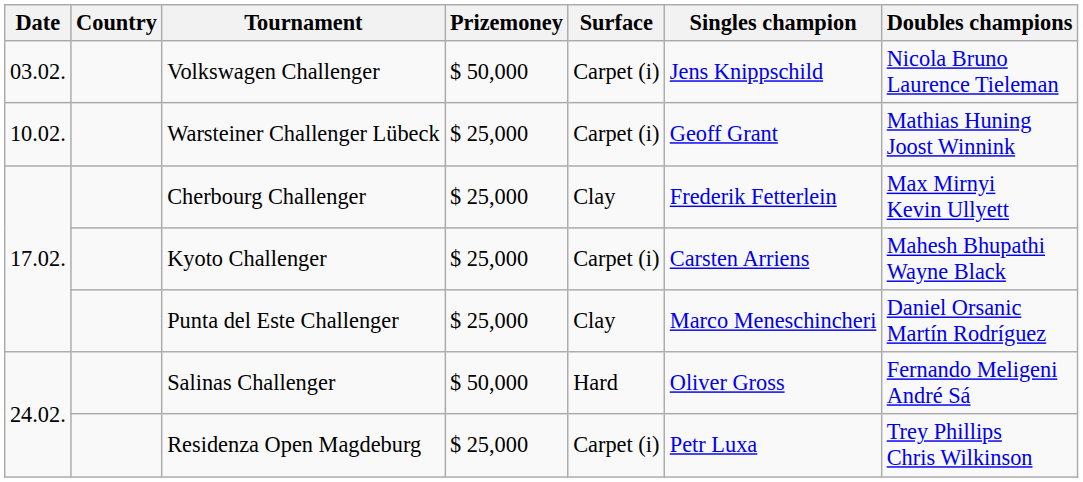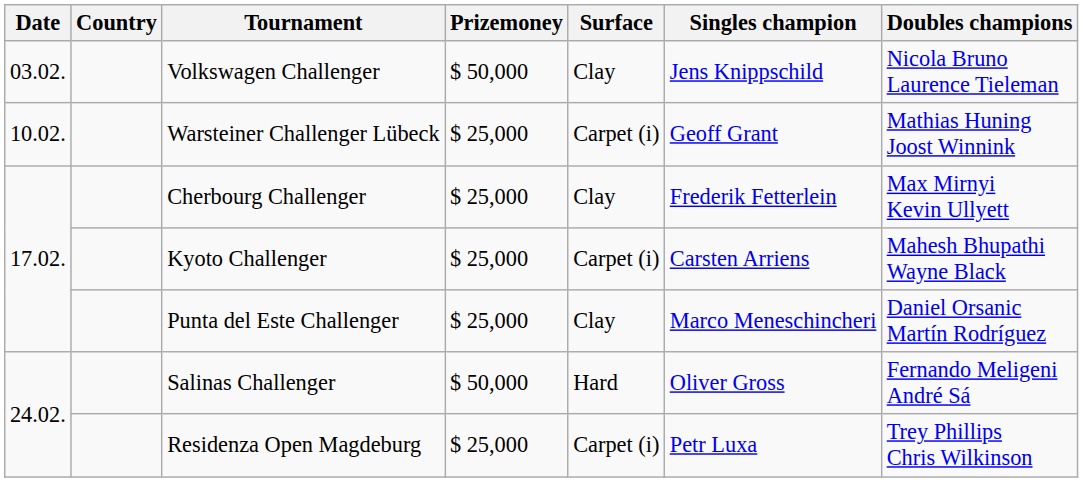(616, 71) Carpet (i) -> (594, 71) Clay
